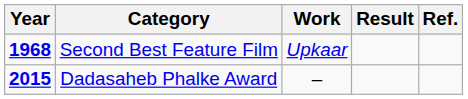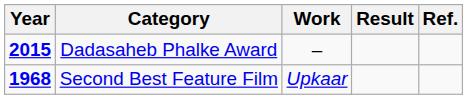rows swapped: (169, 49) <-> (169, 79)
